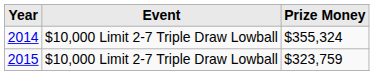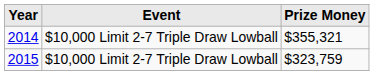(313, 37) $355,324 -> (313, 37) $355,321
